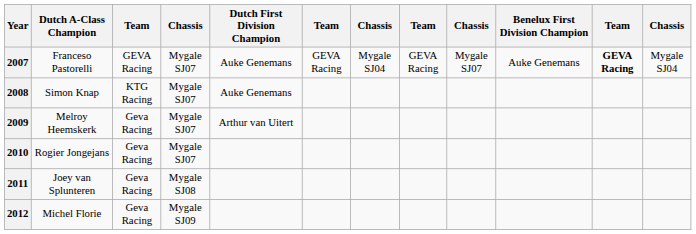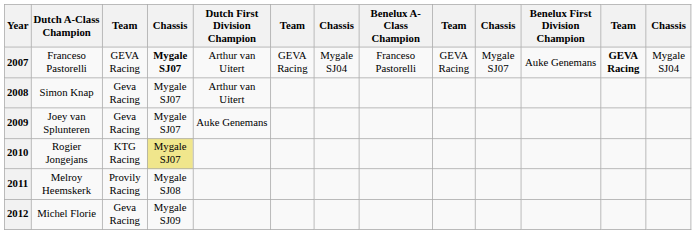+ column: (396, 25)
(185, 62) normal -> (170, 62) bold
(256, 62) Auke Genemans -> (232, 62) Arthur van Uitert
(137, 92) KTG Racing -> (125, 92) Geva Racing
(256, 92) Auke Genemans -> (232, 92) Arthur van Uitert
(72, 123) Melroy Heemskerk -> (67, 123) Joey van Splunteren
(256, 123) Arthur van Uitert -> (232, 123) Auke Genemans
(137, 153) Geva Racing -> (125, 153) KTG Racing
(185, 153) no background -> (170, 153) khaki background
(72, 183) Joey van Splunteren -> (67, 183) Melroy Heemskerk
(137, 183) Geva Racing -> (125, 183) Provily Racing
